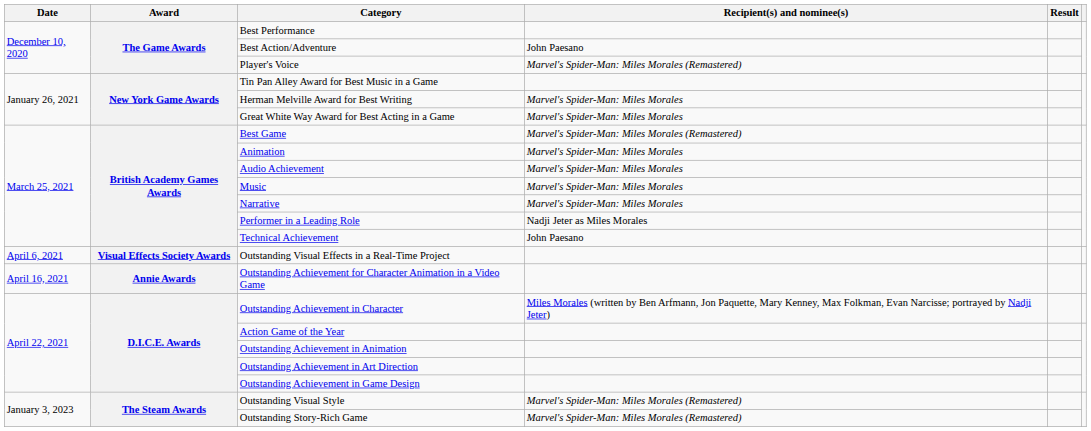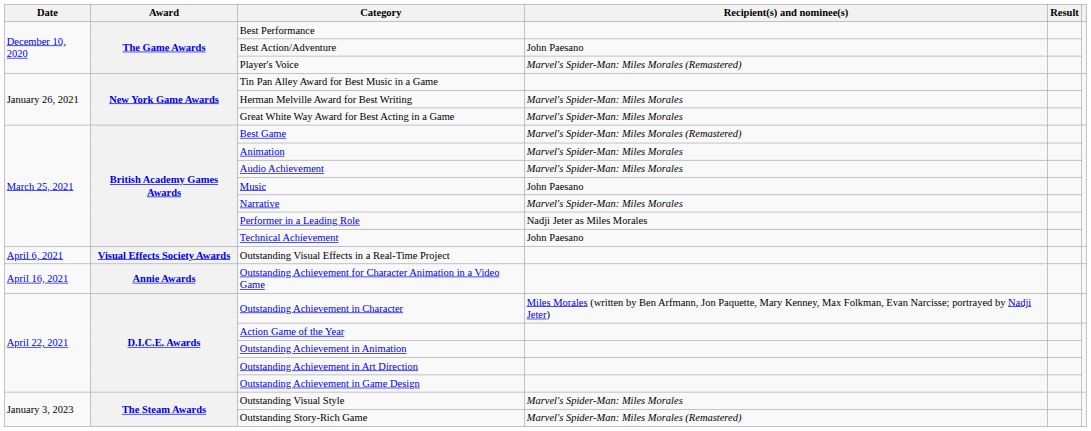(605, 186) Marvel's Spider-Man: Miles Morales -> (555, 186) John Paesano
(634, 401) Marvel's Spider-Man: Miles Morales (Remastered) -> (605, 401) Marvel's Spider-Man: Miles Morales
